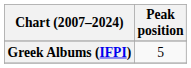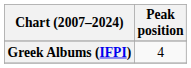(161, 52) 5 -> (161, 52) 4
